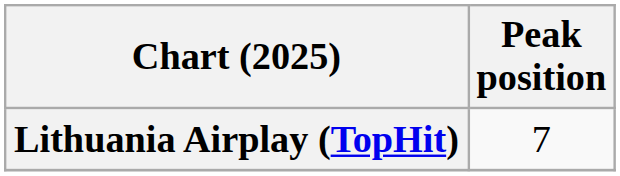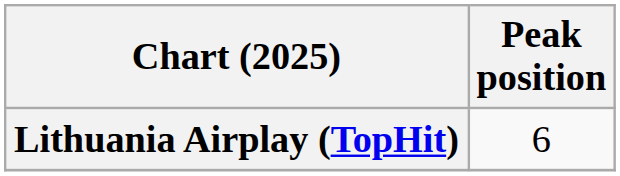(541, 138) 7 -> (541, 138) 6
